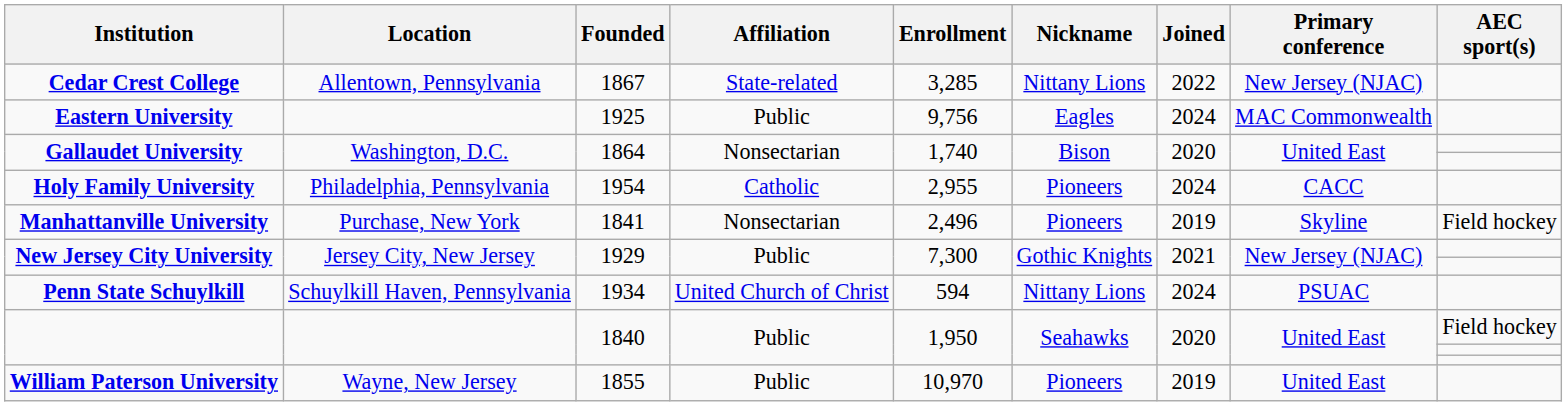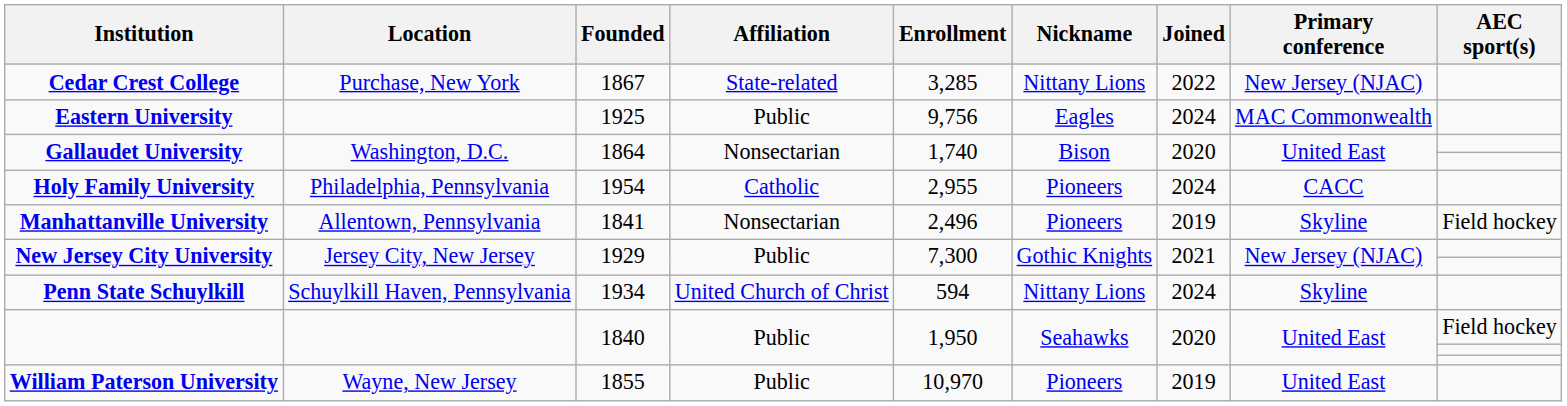(430, 81) Allentown, Pennsylvania -> (430, 81) Purchase, New York
(430, 221) Purchase, New York -> (430, 221) Allentown, Pennsylvania
(1334, 291) PSUAC -> (1334, 291) Skyline
